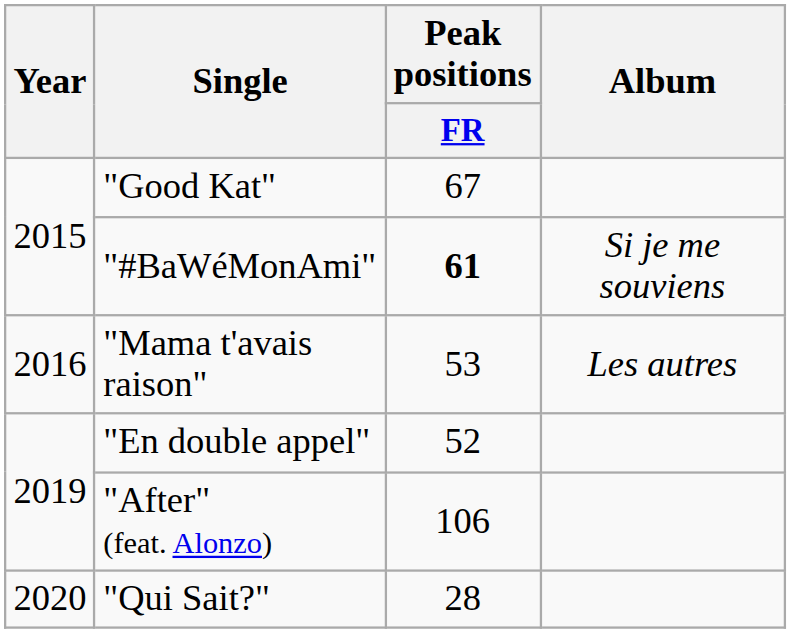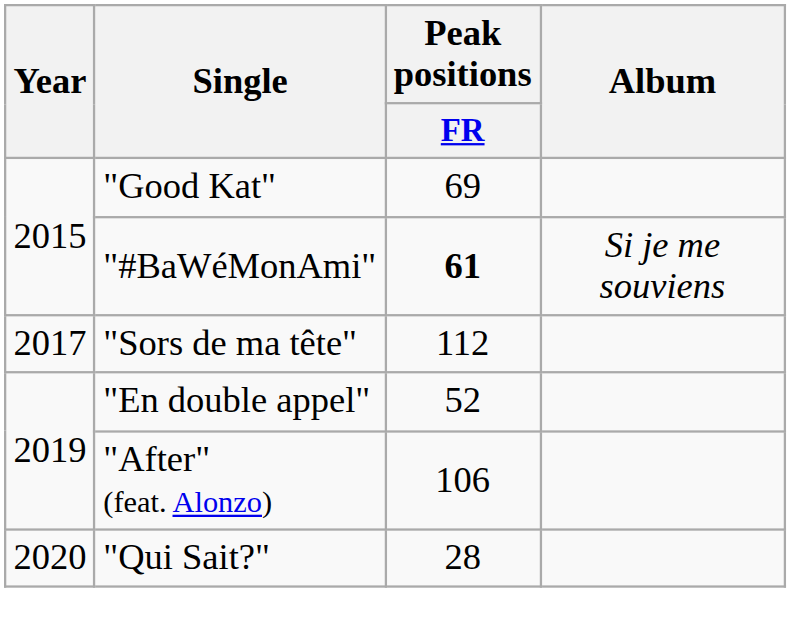(463, 186) 67 -> (463, 186) 69
- row: (208, 363)
+ row: (230, 343)
